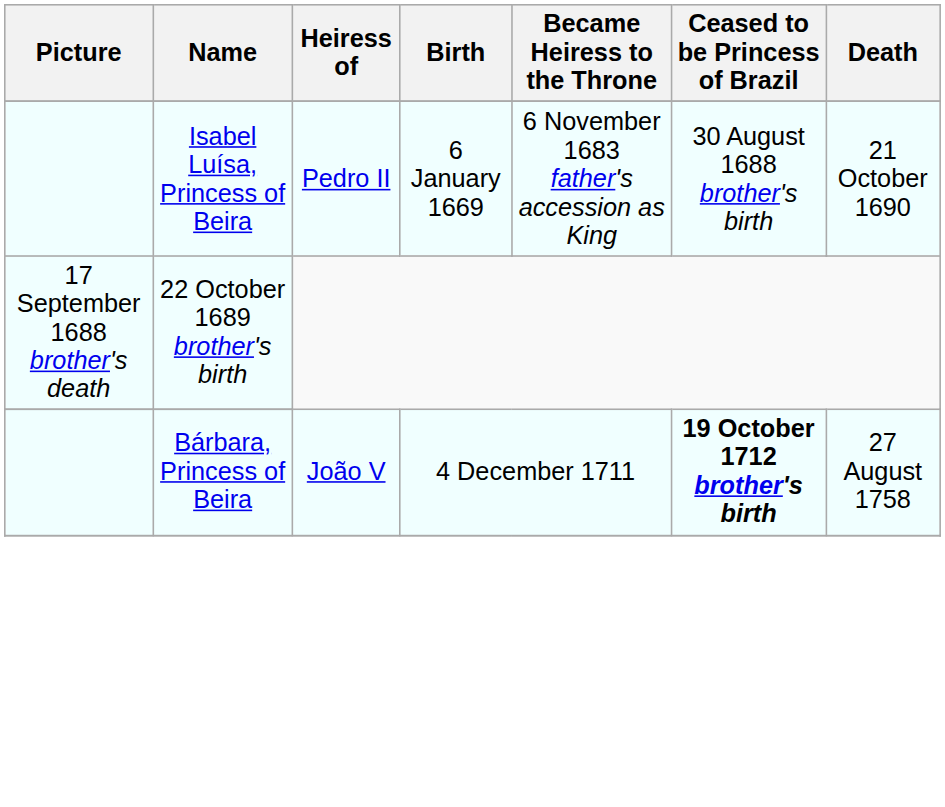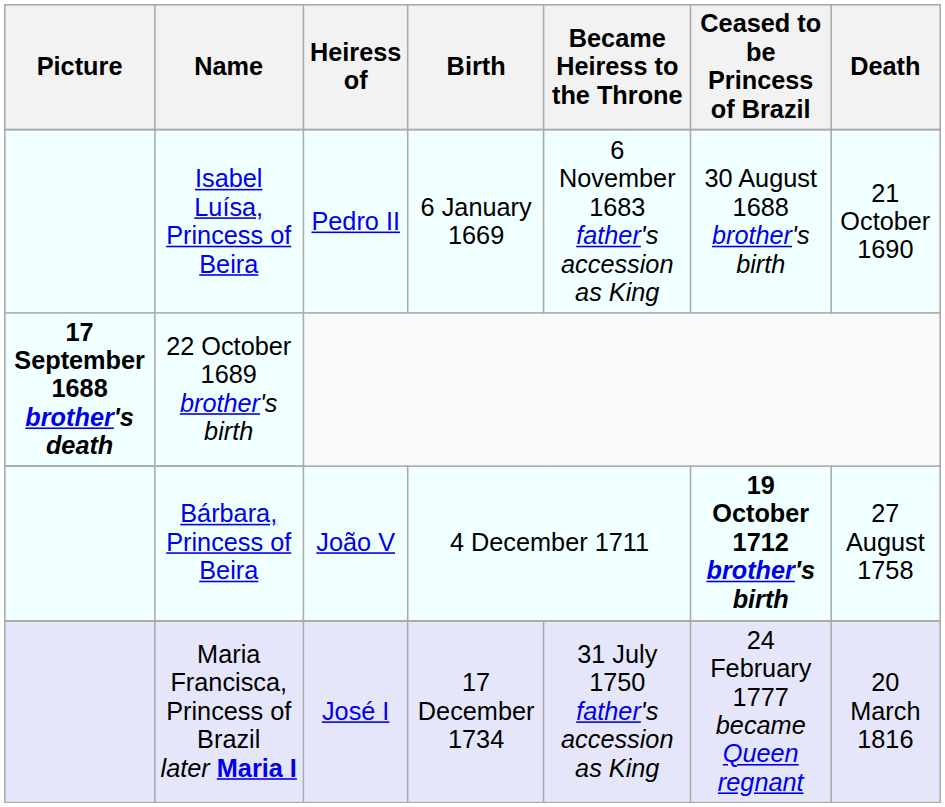(79, 332) normal -> (80, 389) bold
+ row: (229, 711)
